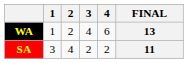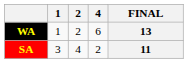- column: (89, 13)
